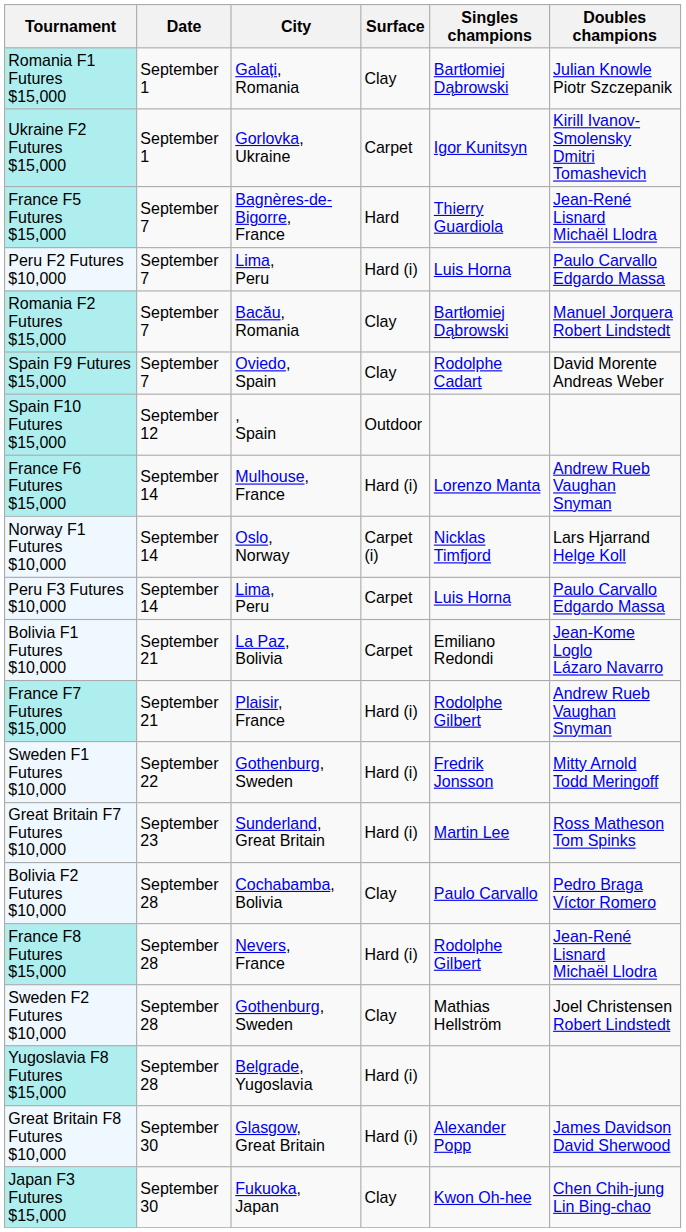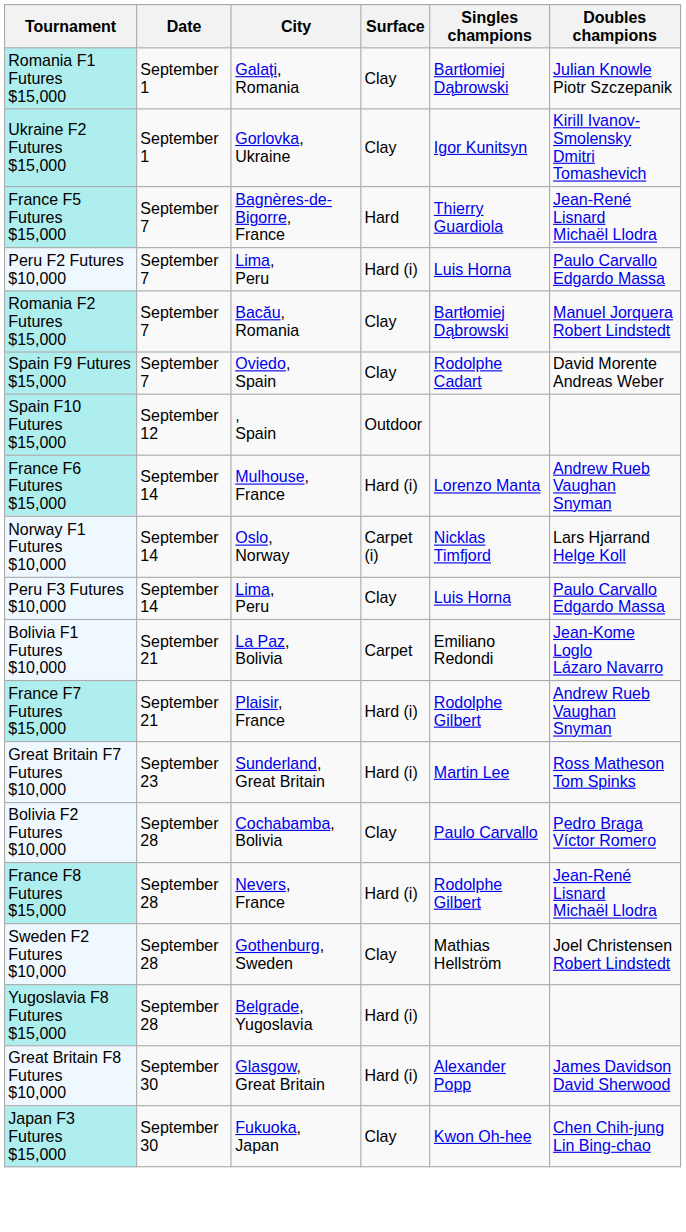(388, 148) Carpet -> (380, 148) Clay
(388, 599) Carpet -> (380, 599) Clay
- row: (49, 772)
